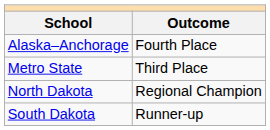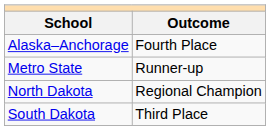(172, 68) Third Place -> (169, 68) Runner-up
(169, 114) Runner-up -> (172, 114) Third Place
